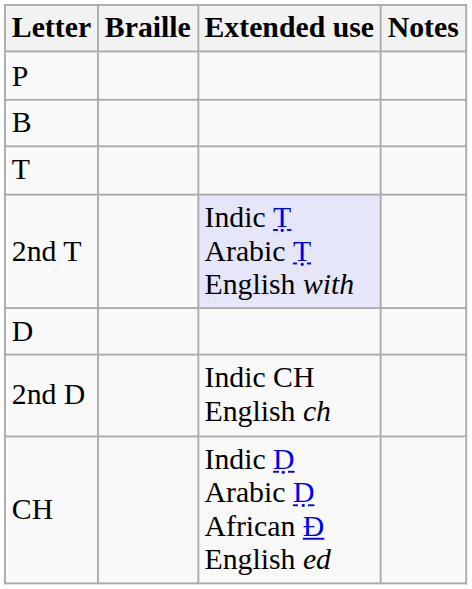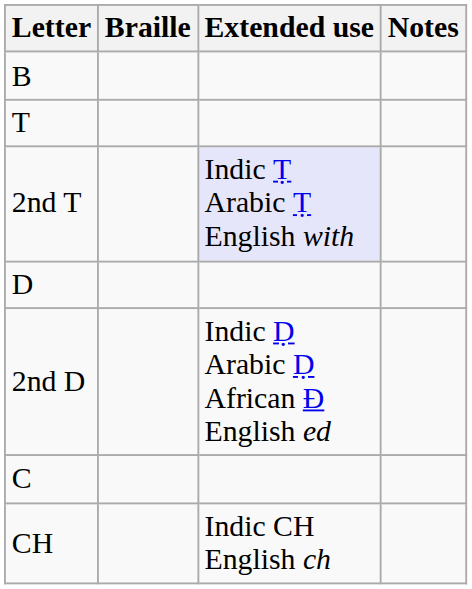- row: (20, 75)
(268, 394) Indic CH English ch -> (268, 381) Indic Ḍ Arabic Ḍ African Ɖ English ed
+ row: (22, 478)
(268, 509) Indic Ḍ Arabic Ḍ African Ɖ English ed -> (268, 542) Indic CH English ch
